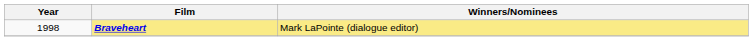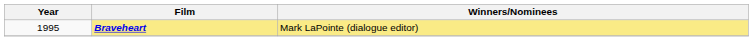(48, 28) 1998 -> (48, 28) 1995
